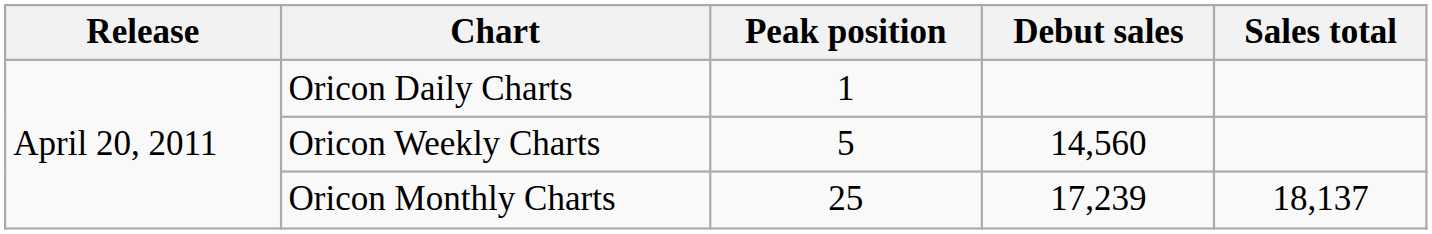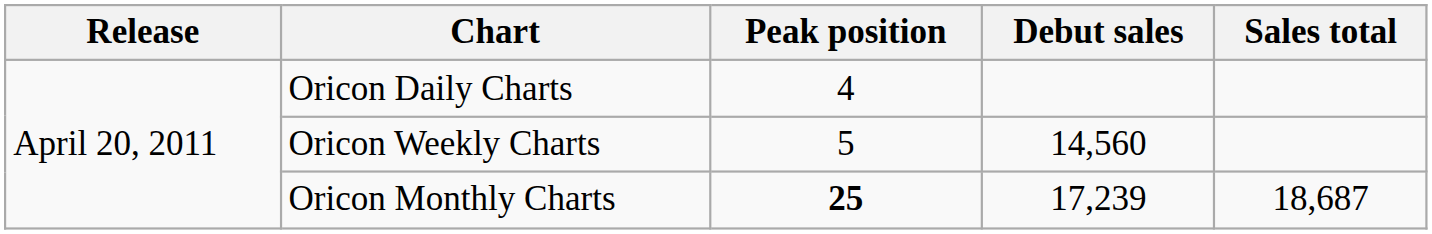(846, 87) 1 -> (846, 87) 4
(846, 198) normal -> (846, 198) bold
(1321, 198) 18,137 -> (1321, 198) 18,687
